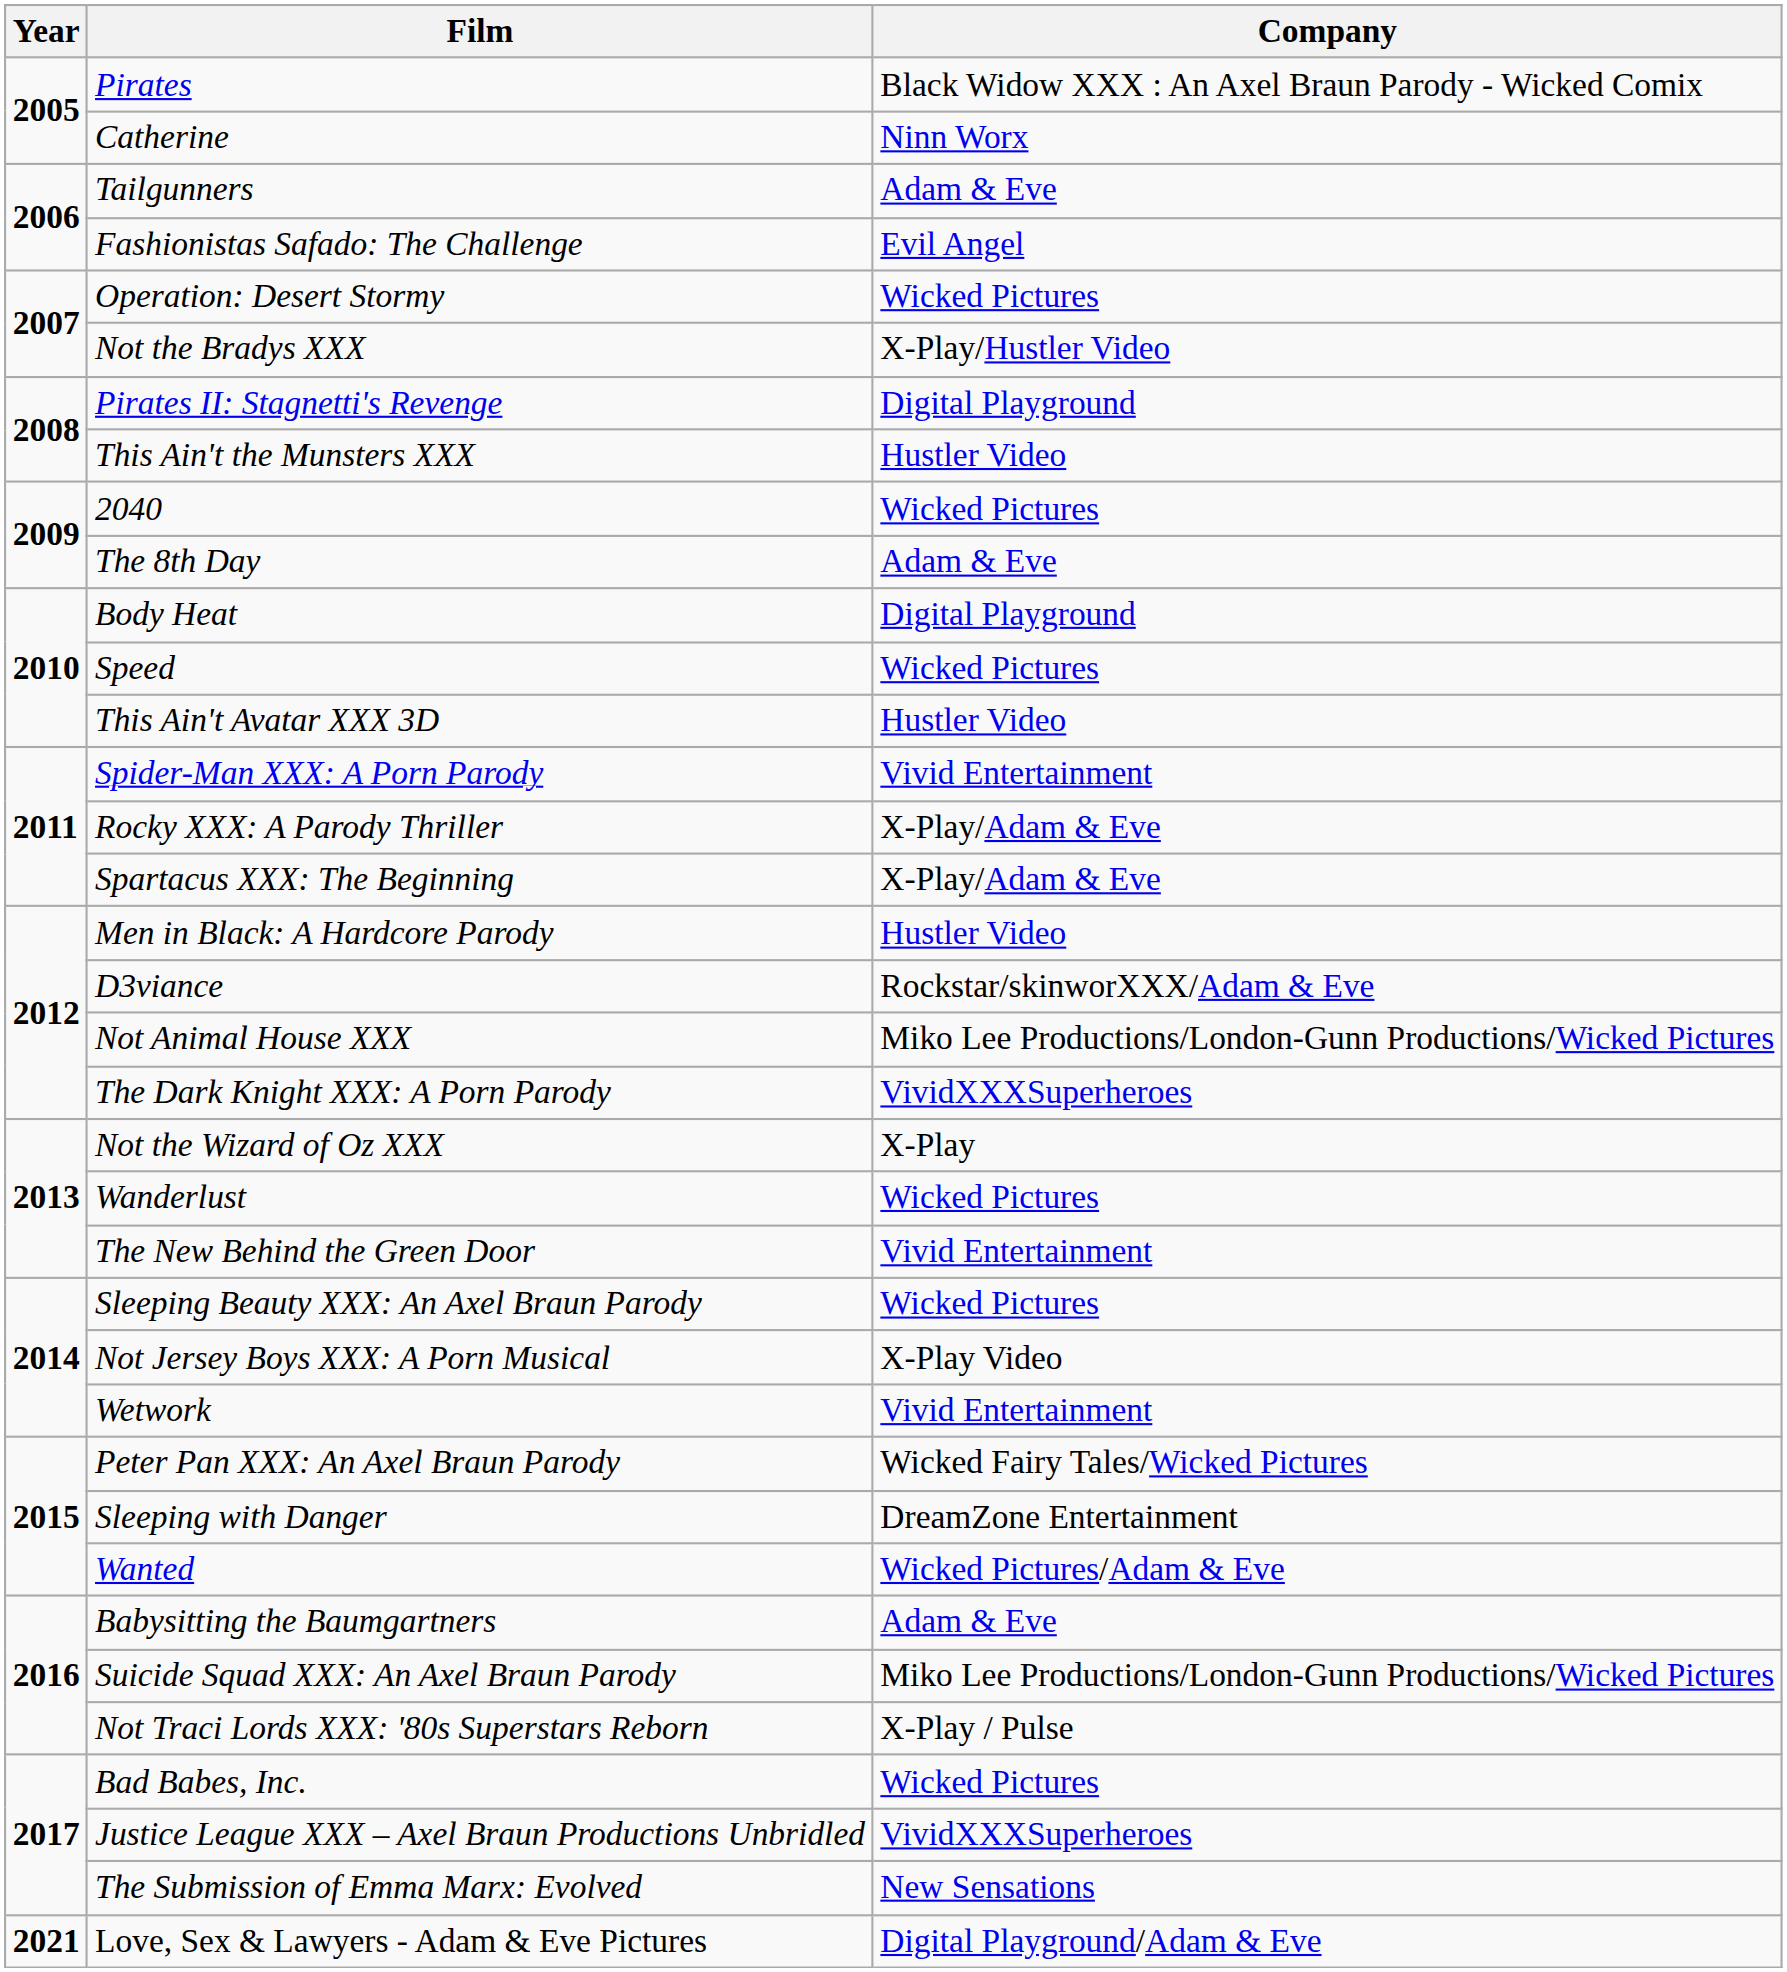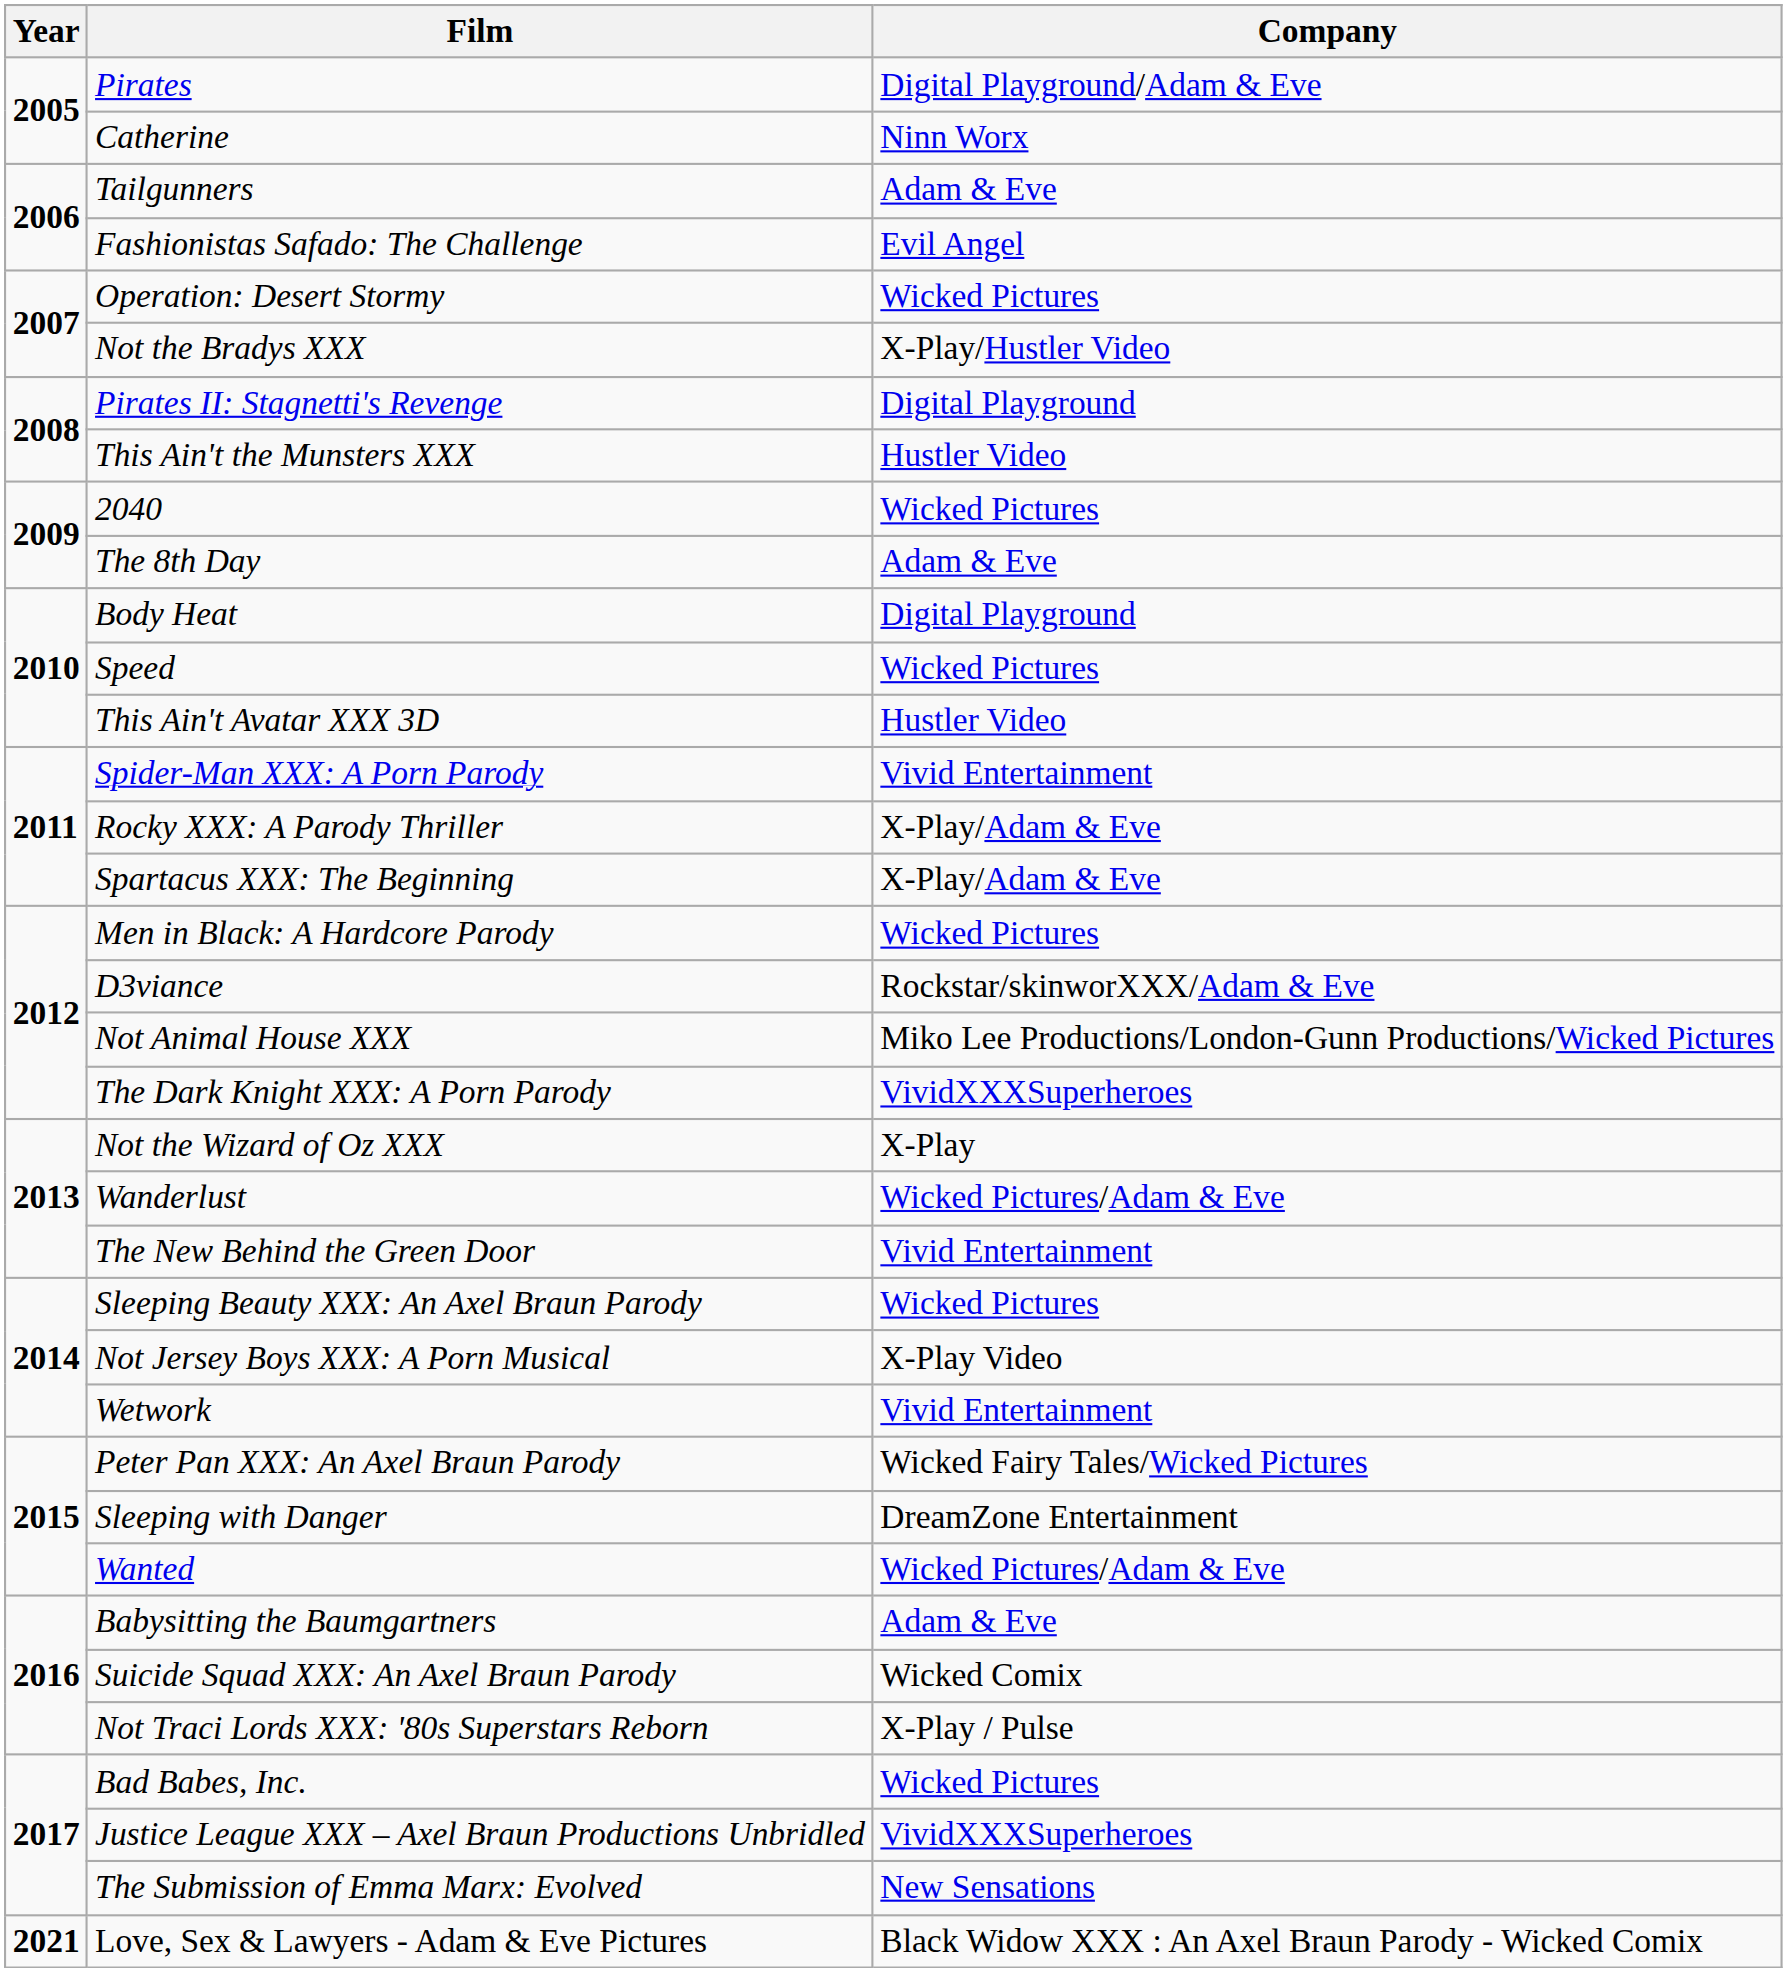(1292, 84) Black Widow XXX : An Axel Braun Parody - Wicked Comix -> (1101, 84) Digital Playground/Adam & Eve
(973, 932) Hustler Video -> (990, 932) Wicked Pictures
(990, 1197) Wicked Pictures -> (1083, 1197) Wicked Pictures/Adam & Eve
(1327, 1675) Miko Lee Productions/London-Gunn Productions/Wicked Pictures -> (981, 1675) Wicked Comix
(1101, 1940) Digital Playground/Adam & Eve -> (1292, 1940) Black Widow XXX : An Axel Braun Parody - Wicked Comix
